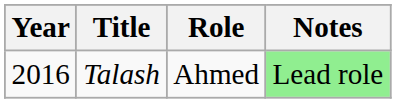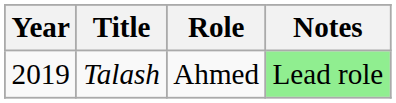(41, 73) 2016 -> (41, 73) 2019
